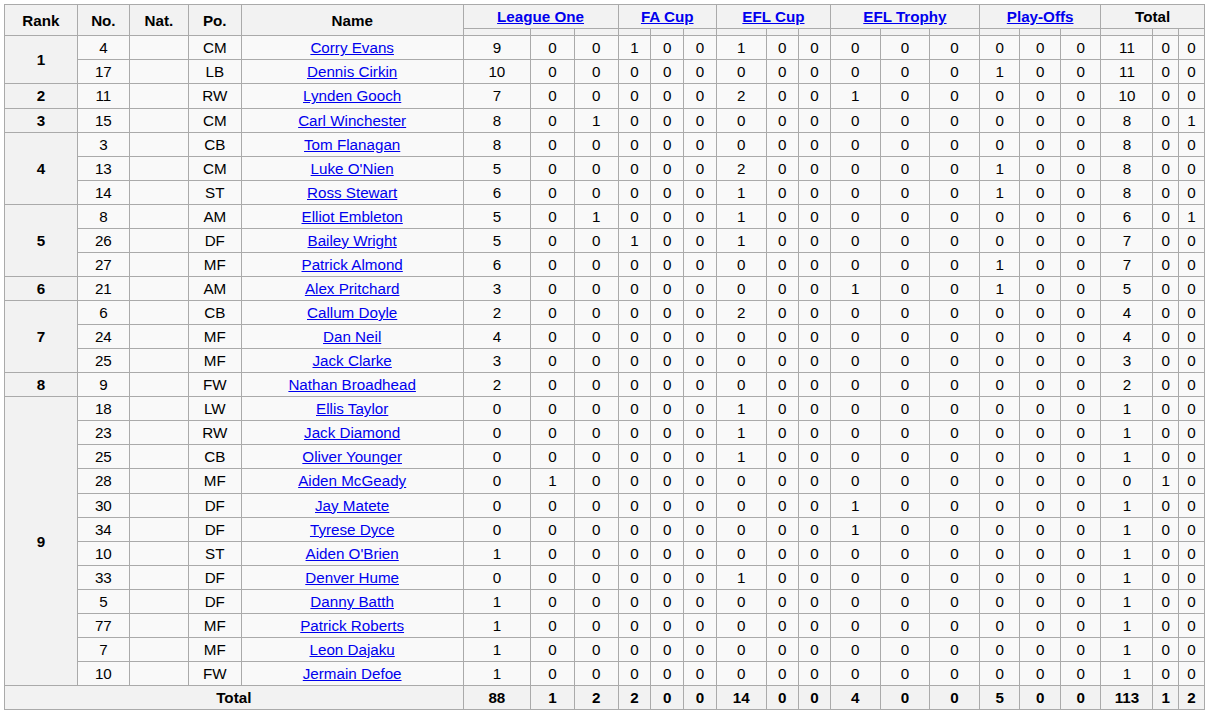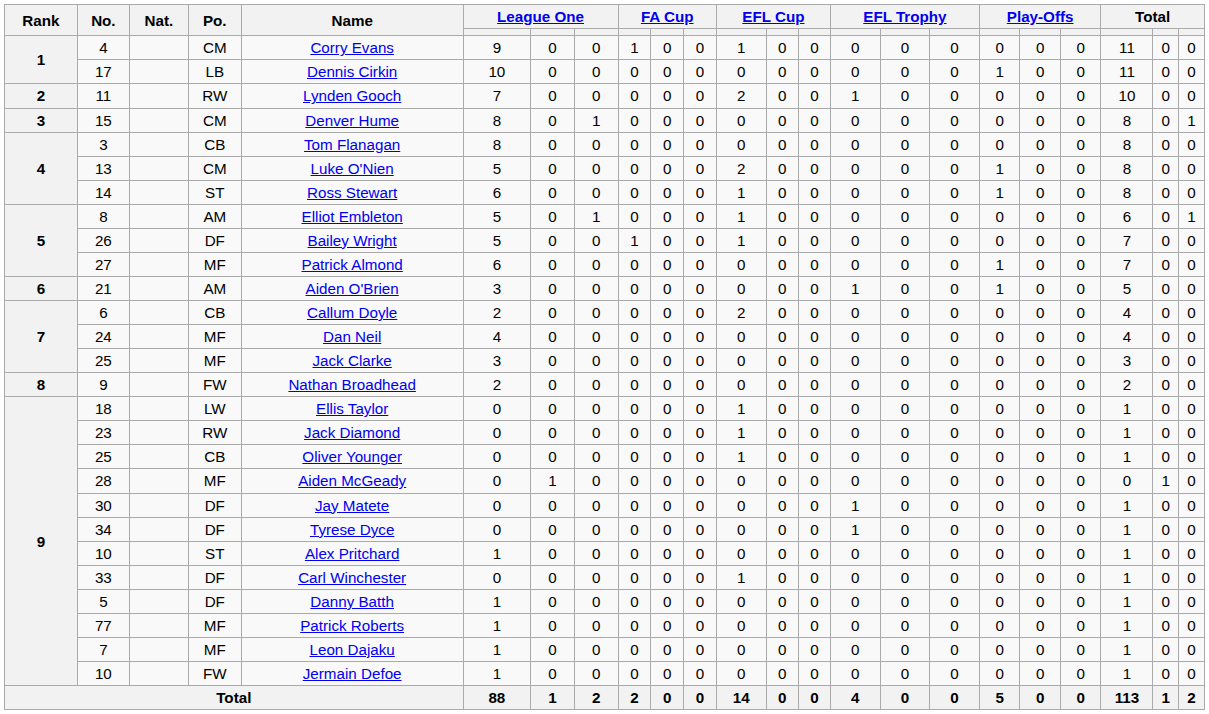(352, 120) Carl Winchester -> (352, 120) Denver Hume
(352, 288) Alex Pritchard -> (352, 288) Aiden O'Brien
(352, 553) Aiden O'Brien -> (352, 553) Alex Pritchard
(352, 577) Denver Hume -> (352, 577) Carl Winchester
